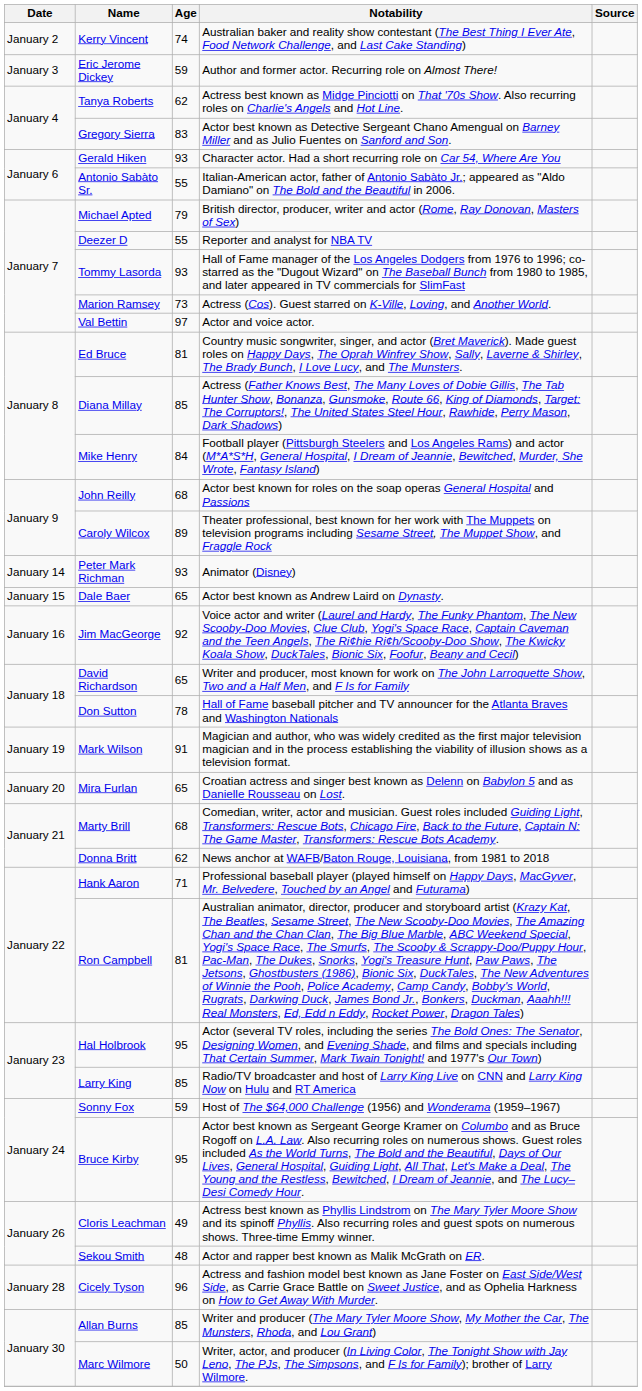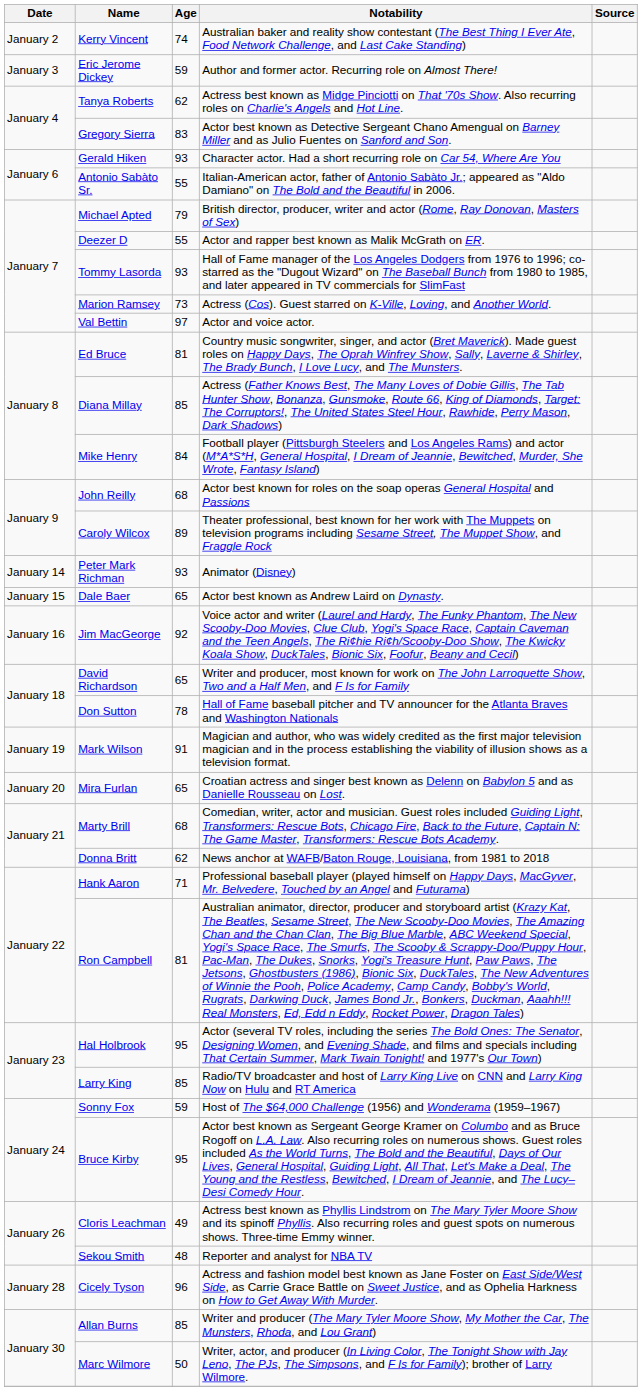(287, 240) Reporter and analyst for NBA TV -> (343, 240) Actor and rapper best known as Malik McGrath on ER.
(343, 1255) Actor and rapper best known as Malik McGrath on ER. -> (287, 1255) Reporter and analyst for NBA TV
